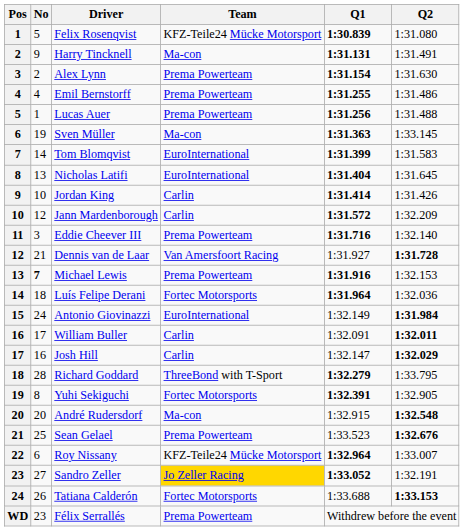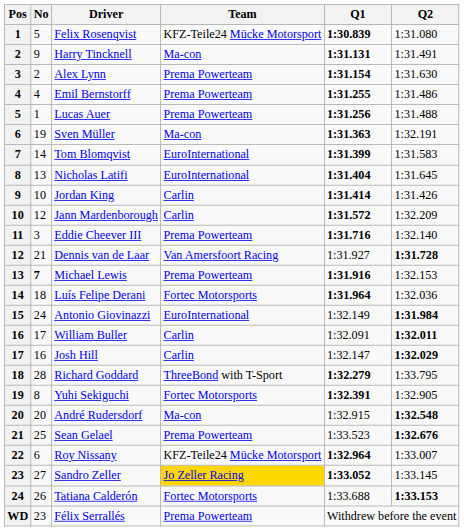(416, 135) 1:33.145 -> (416, 135) 1:32.191
(416, 475) 1:32.191 -> (416, 475) 1:33.145
